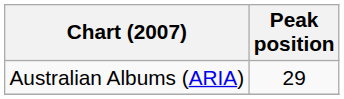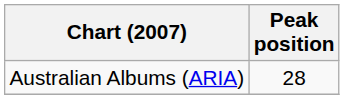(294, 77) 29 -> (294, 77) 28
